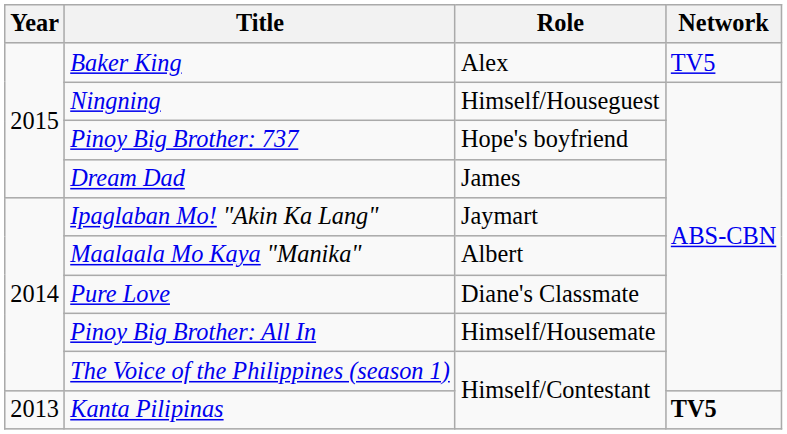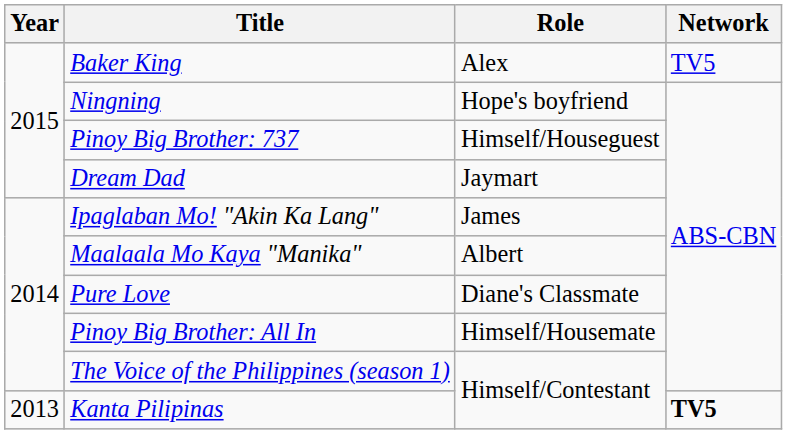(560, 100) Himself/Houseguest -> (545, 100) Hope's boyfriend
(545, 139) Hope's boyfriend -> (560, 139) Himself/Houseguest
(491, 178) James -> (500, 178) Jaymart
(500, 216) Jaymart -> (491, 216) James
